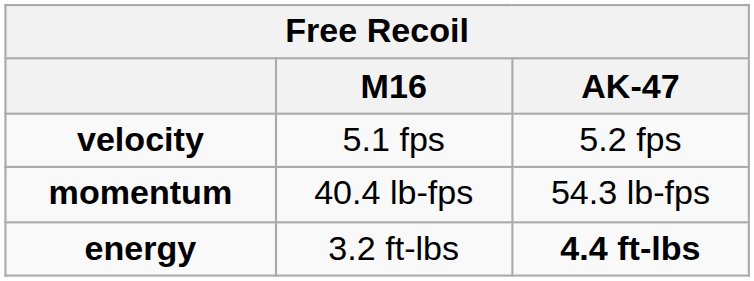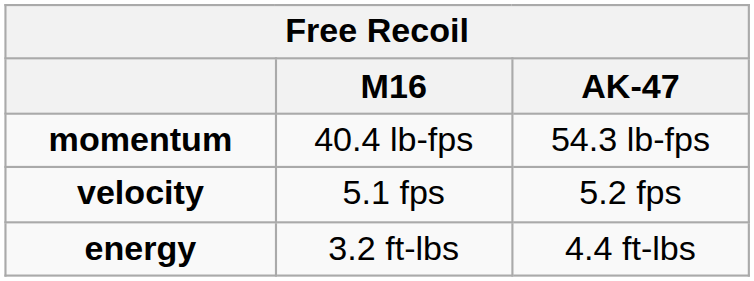rows swapped: (140, 193) <-> (140, 139)
(630, 247) bold -> (630, 247) normal
